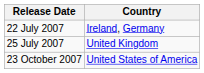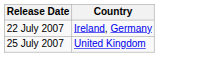- row: (44, 60)
